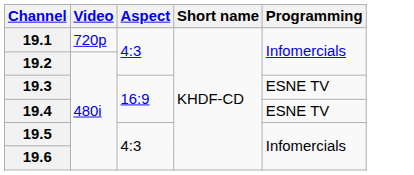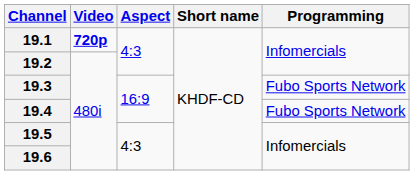(90, 39) normal -> (90, 39) bold
(297, 87) ESNE TV -> (336, 87) Fubo Sports Network
(297, 110) ESNE TV -> (336, 110) Fubo Sports Network
